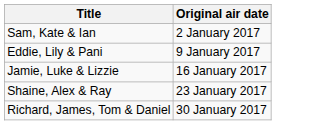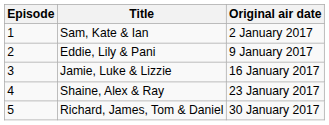+ column: (31, 14)
